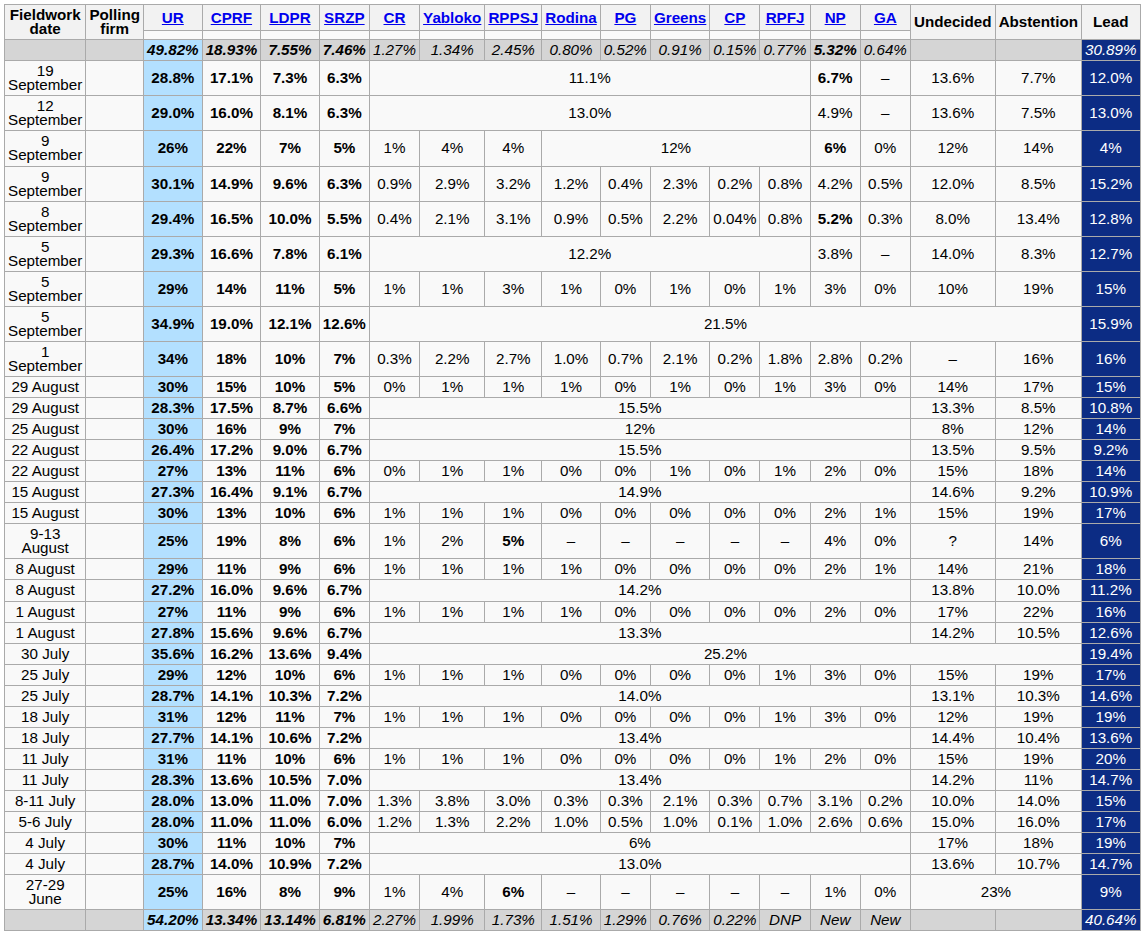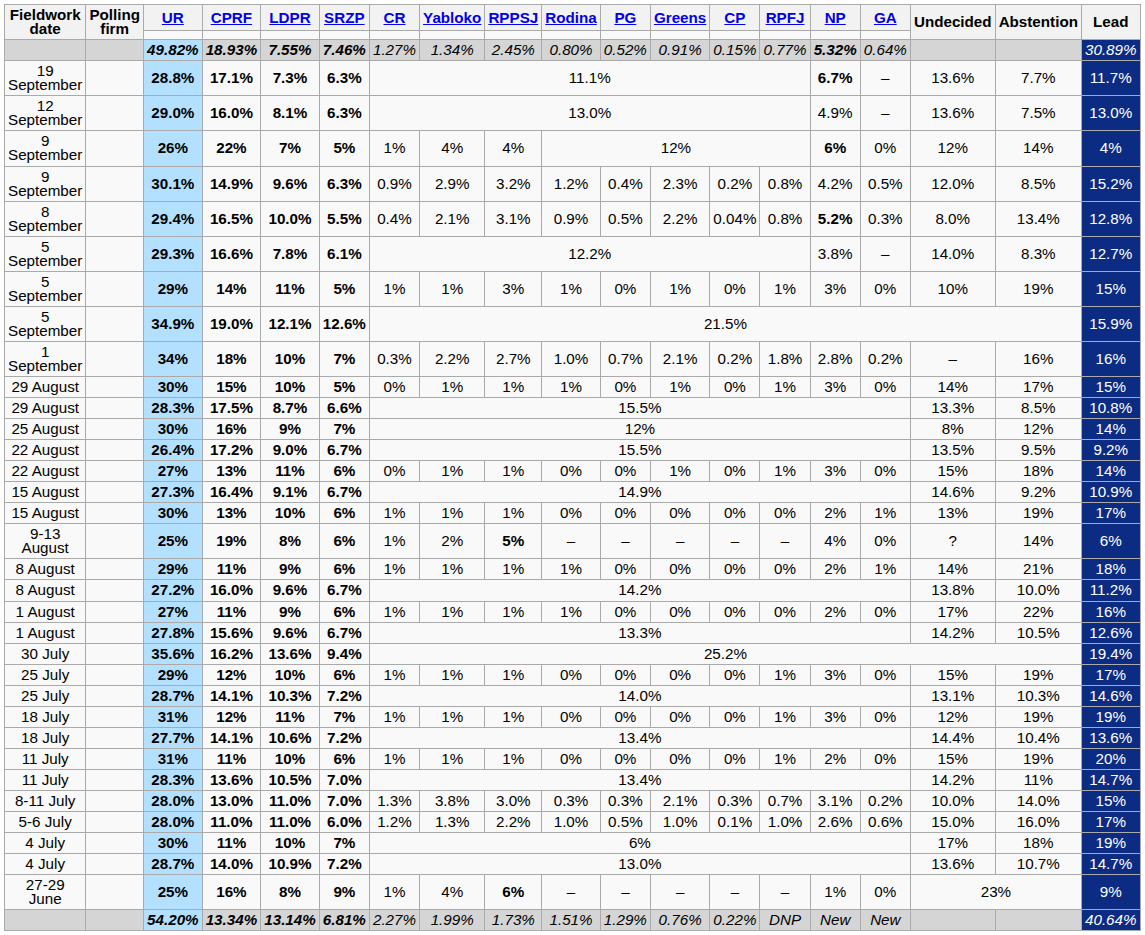(1111, 78) 12.0% -> (1111, 78) 11.7%
(835, 471) 2% -> (835, 471) 3%
(953, 513) 15% -> (953, 513) 13%
